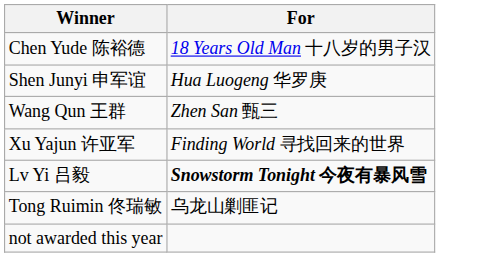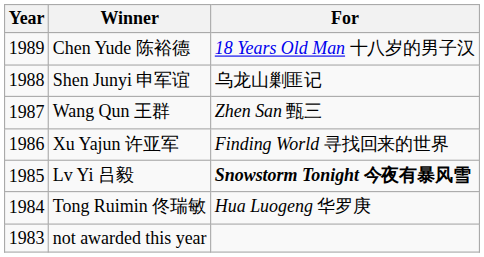+ column: (27, 18)
(249, 80) Hua Luogeng 华罗庚 -> (269, 80) 乌龙山剿匪记
(224, 207) 乌龙山剿匪记 -> (293, 207) Hua Luogeng 华罗庚
